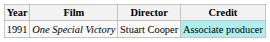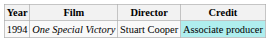(17, 29) 1991 -> (17, 29) 1994
